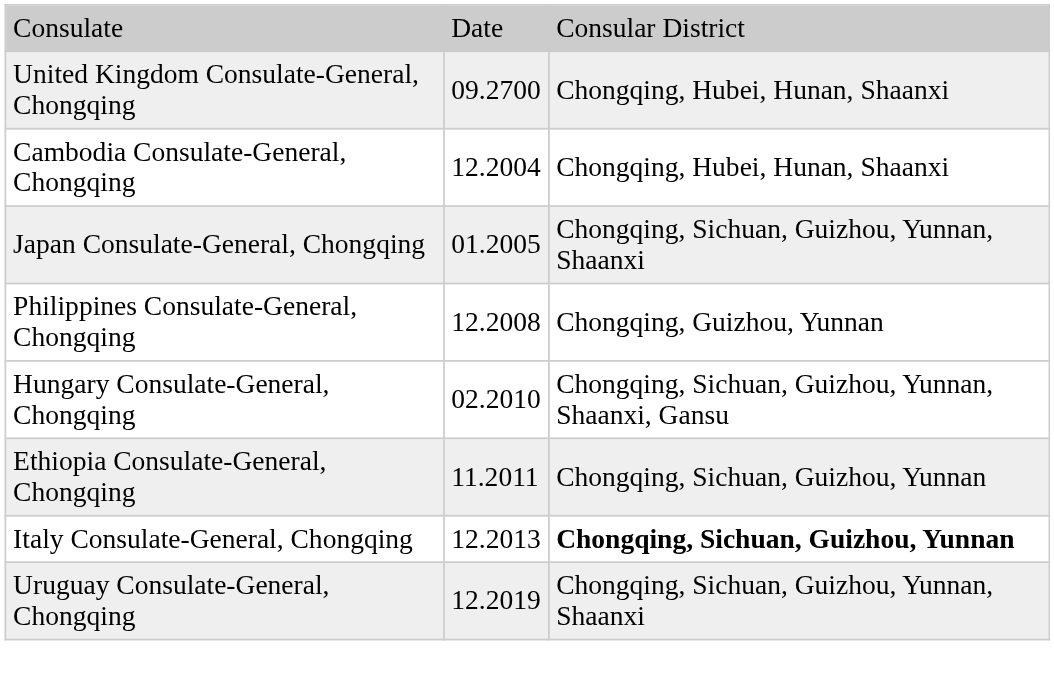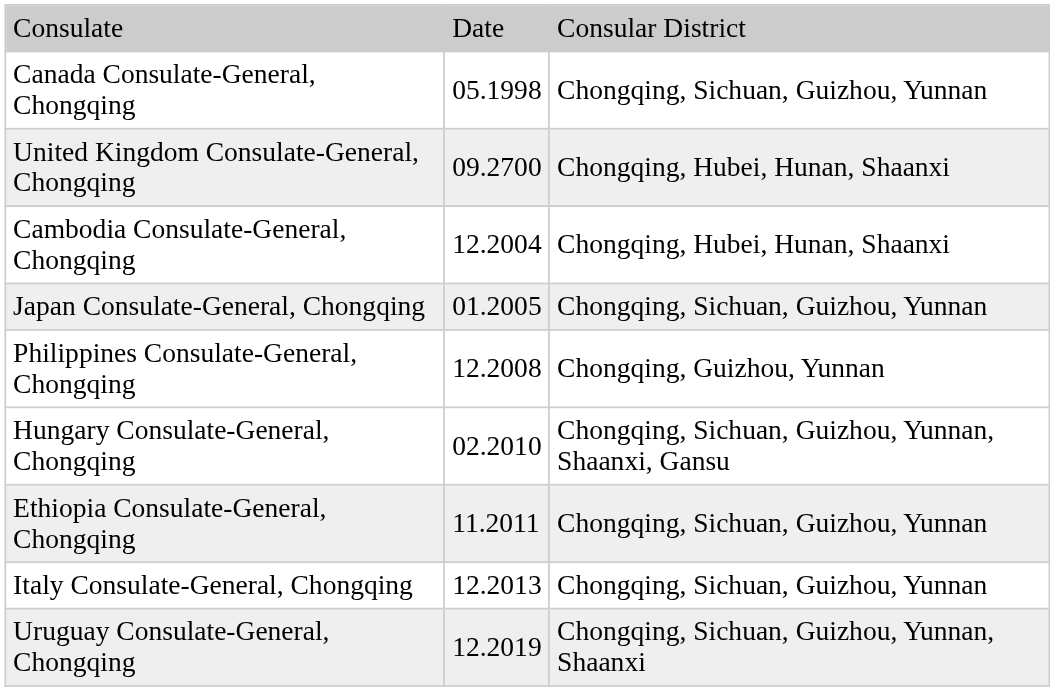+ row: (164, 89)
(775, 244) Chongqing, Sichuan, Guizhou, Yunnan, Shaanxi -> (772, 306) Chongqing, Sichuan, Guizhou, Yunnan
(785, 538) bold -> (772, 584) normal
